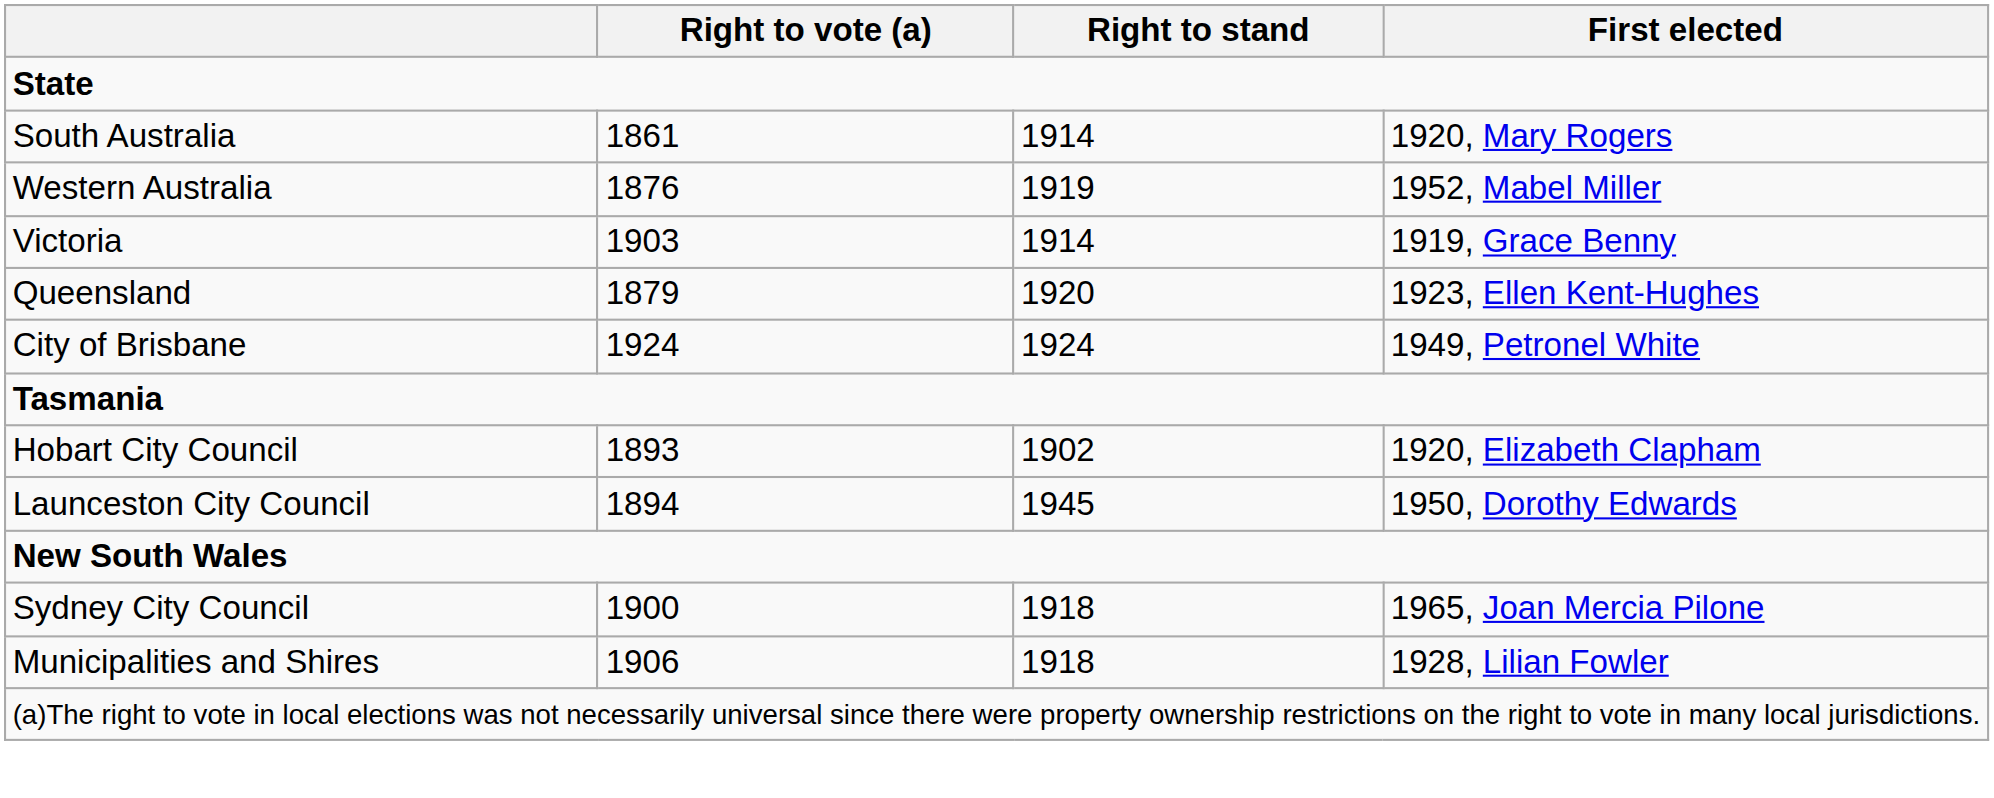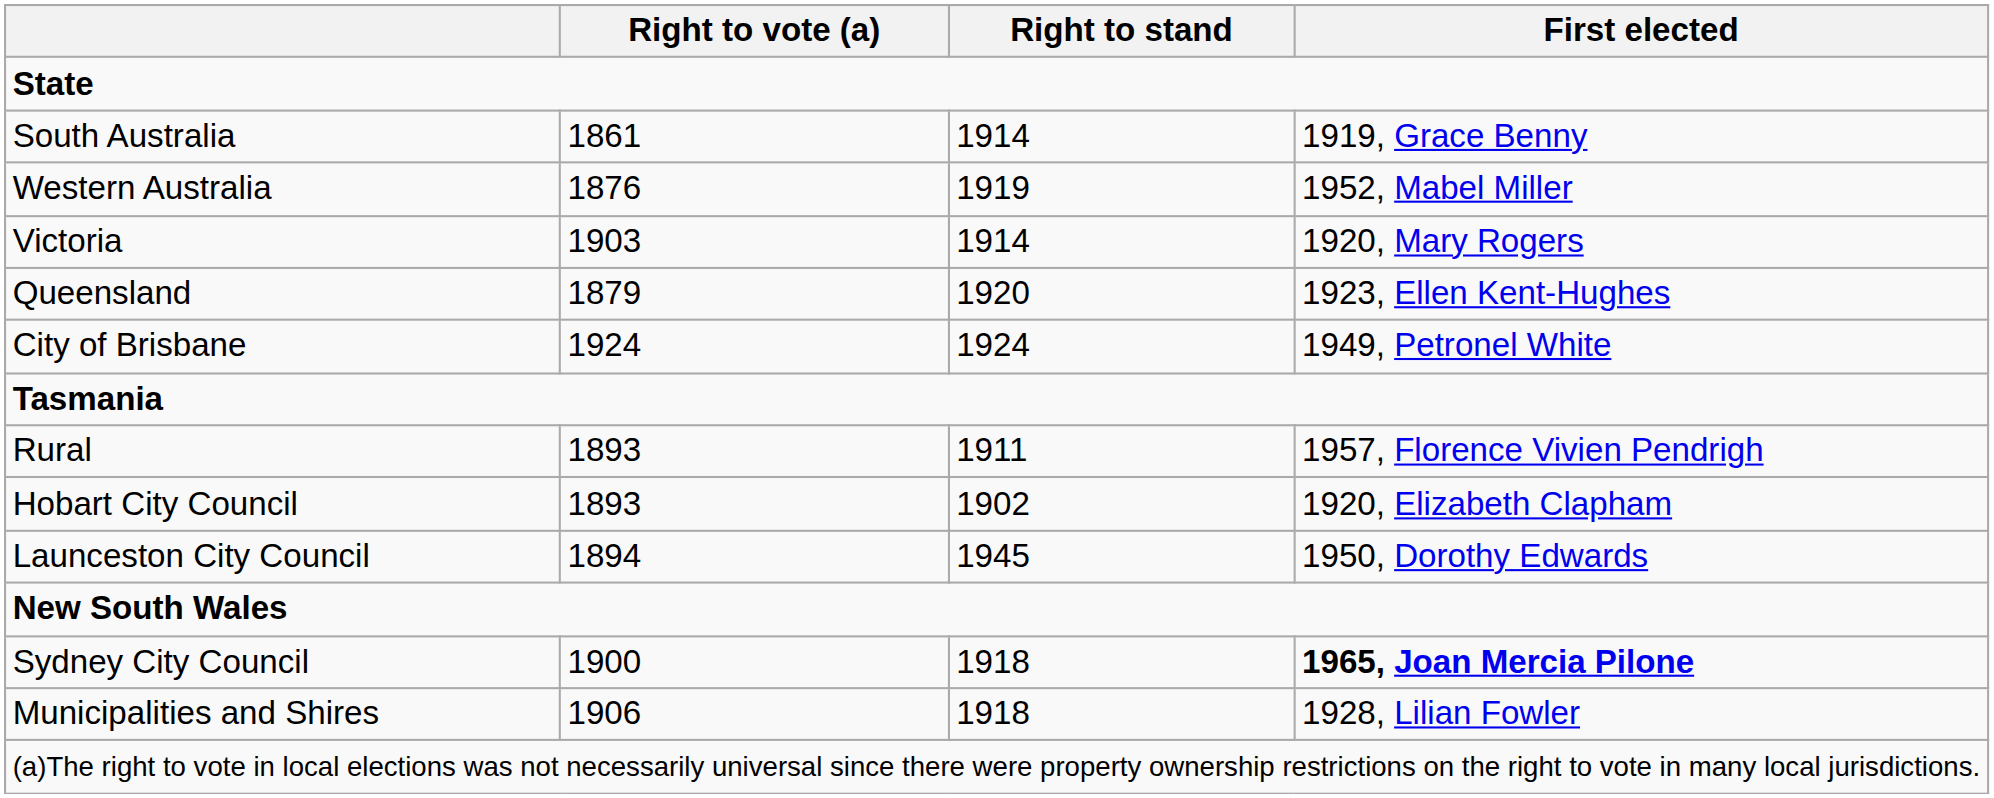(1532, 135) 1920, Mary Rogers -> (1445, 135) 1919, Grace Benny
(1533, 240) 1919, Grace Benny -> (1443, 240) 1920, Mary Rogers
+ row: (52, 450)
(1578, 608) normal -> (1498, 661) bold
